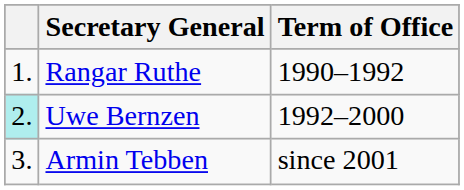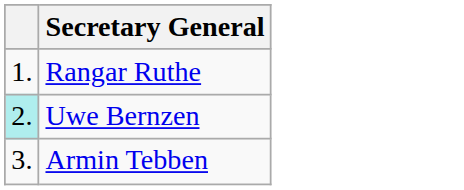- column: (365, 26)
